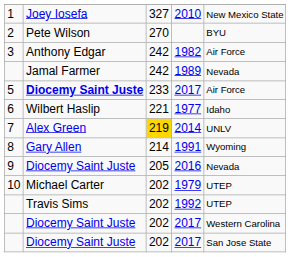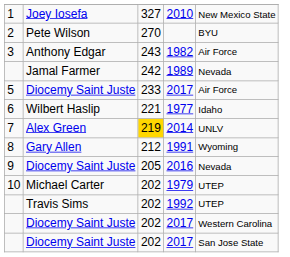(159, 52) 242 -> (151, 52) 243
(85, 90) bold -> (81, 90) normal
(159, 147) 214 -> (151, 147) 212
